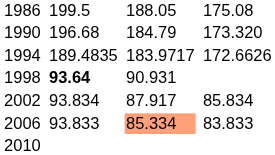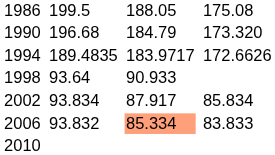(70, 78) bold -> (70, 78) normal
(151, 78) 90.931 -> (151, 78) 90.933
(74, 123) 93.833 -> (74, 123) 93.832
